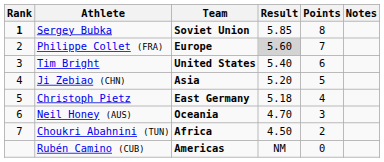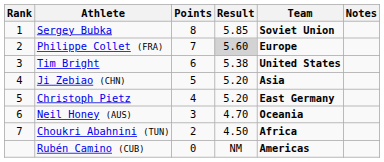columns swapped: (215, 13) <-> (322, 13)
(19, 30) bold -> (19, 30) normal
(280, 64) 5.40 -> (236, 64) 5.38
(280, 98) 5.18 -> (236, 98) 5.20
